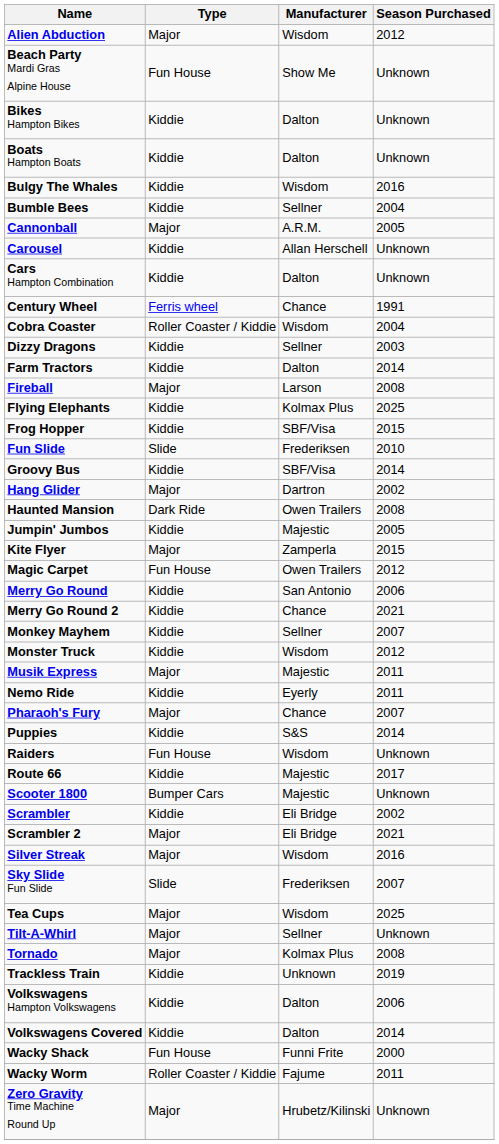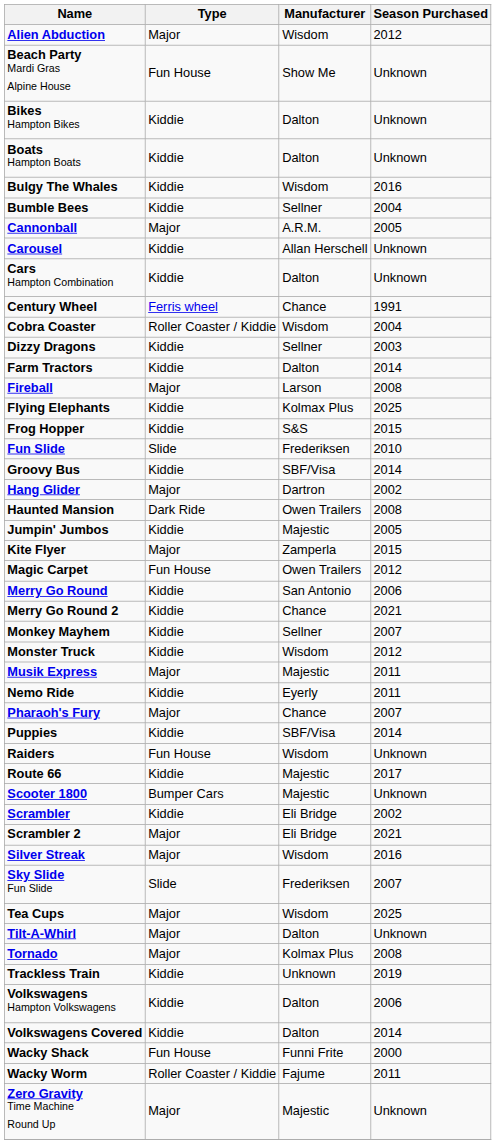(309, 428) SBF/Visa -> (295, 428) S&S
(295, 733) S&S -> (309, 733) SBF/Visa
(302, 933) Sellner -> (301, 933) Dalton
(326, 1111) Hrubetz/Kilinski -> (306, 1111) Majestic
